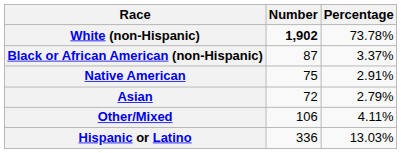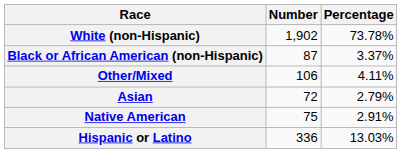(302, 35) bold -> (302, 35) normal
rows swapped: (135, 76) <-> (135, 117)
